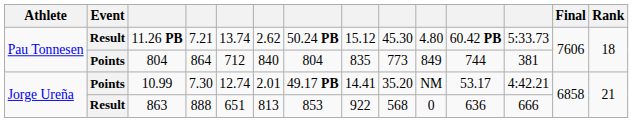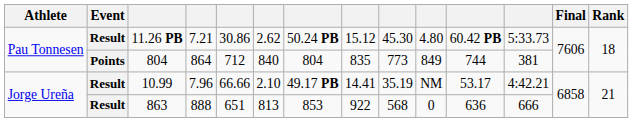(235, 38) 13.74 -> (235, 38) 30.86
(107, 83) Points -> (108, 83) Result
(201, 83) 7.30 -> (201, 83) 7.96
(235, 83) 12.74 -> (235, 83) 66.66
(269, 83) 2.01 -> (269, 83) 2.10
(398, 83) 35.20 -> (398, 83) 35.19
